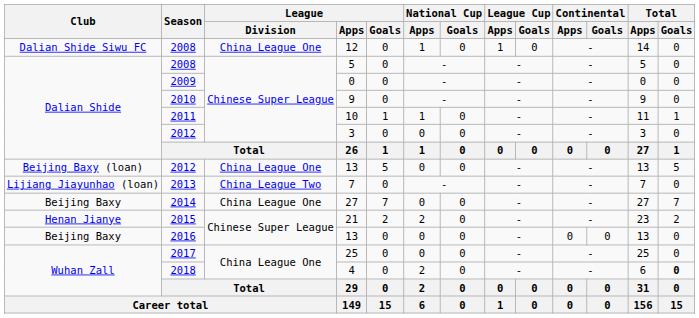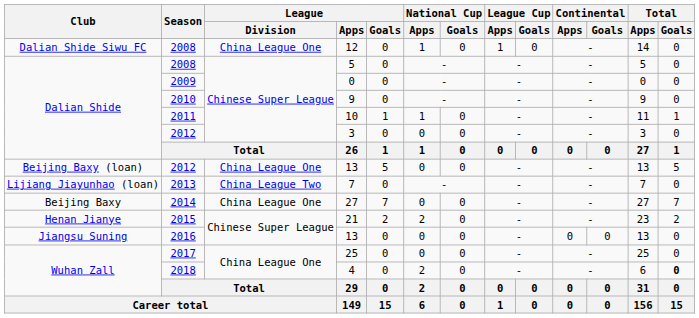(83, 236) Beijing Baxy -> (83, 236) Jiangsu Suning
